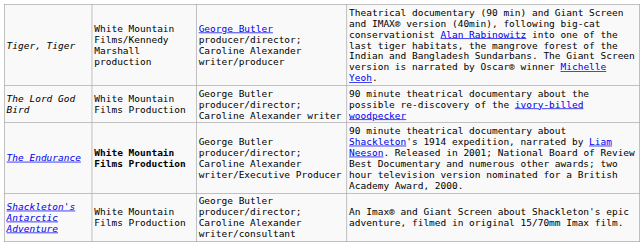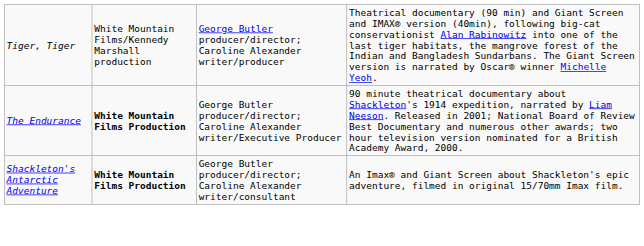- row: (41, 104)
(140, 217) normal -> (140, 180) bold
